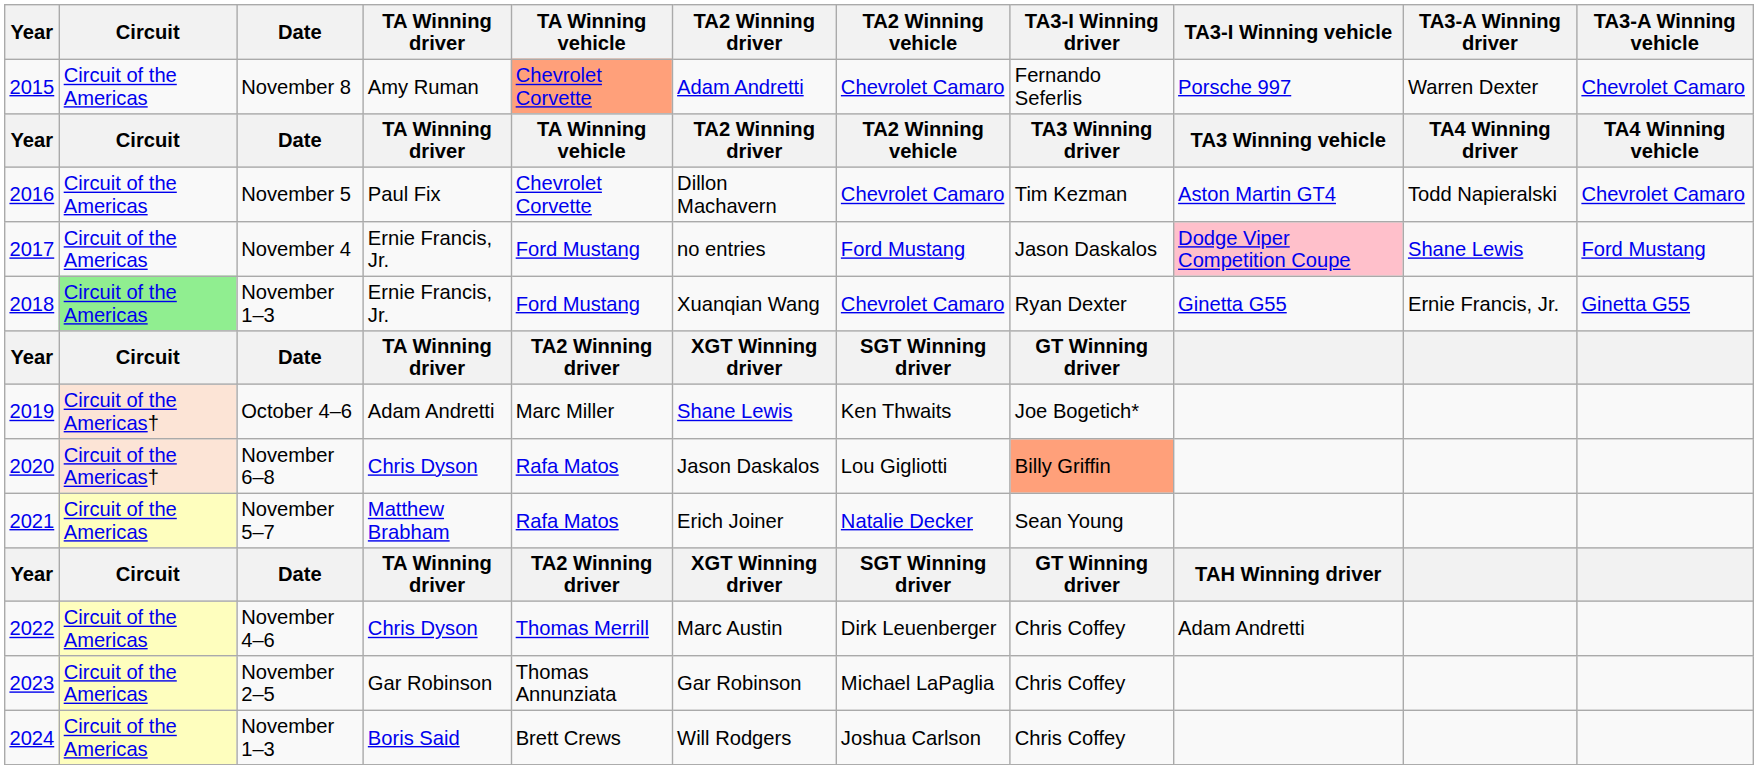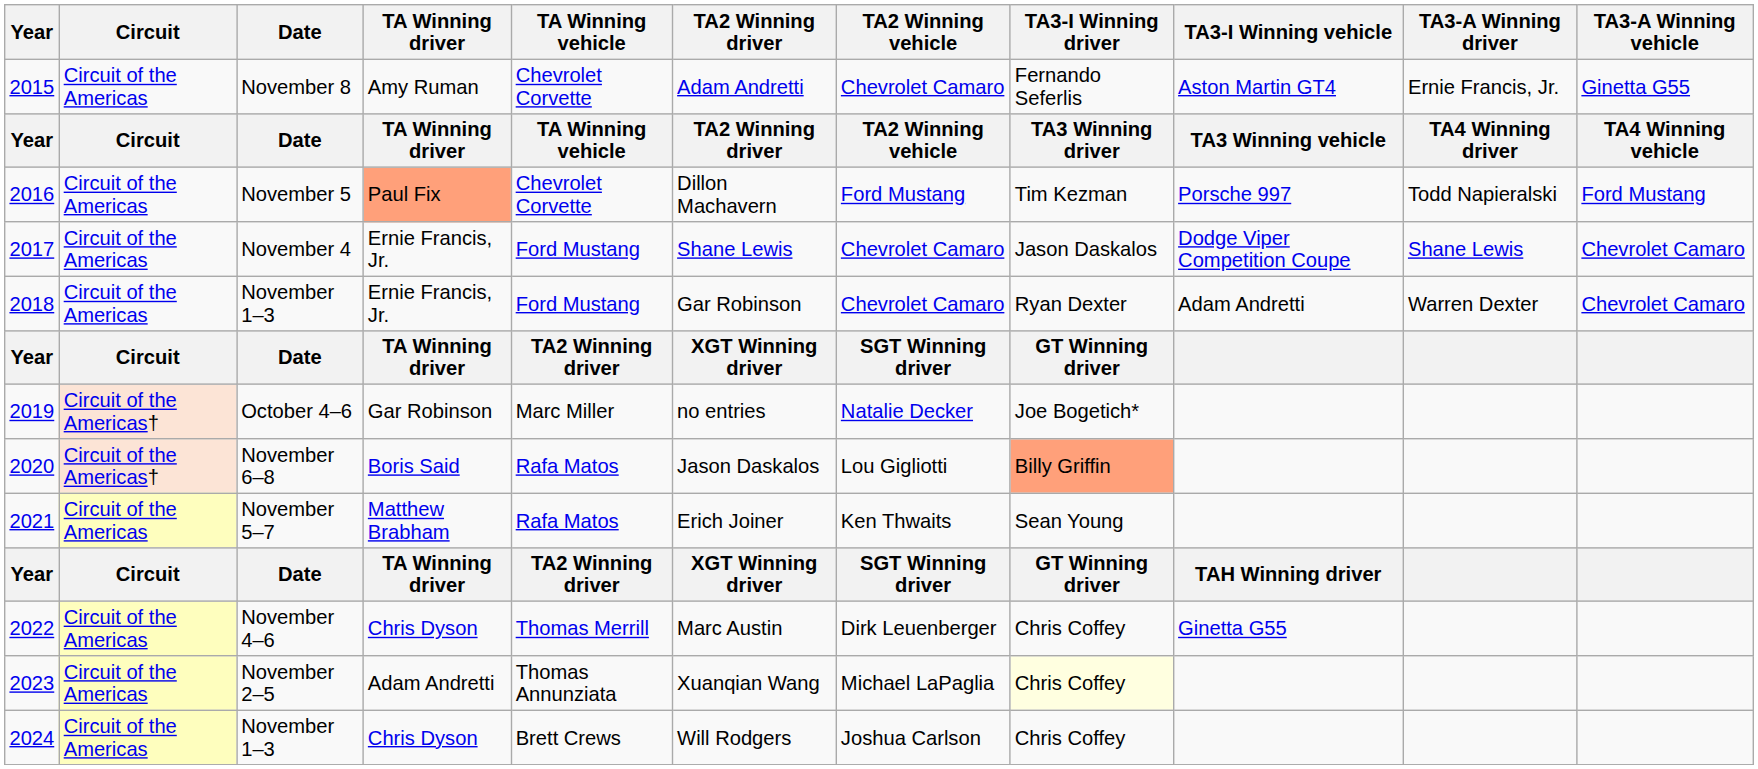(559, 86) lightsalmon background -> (559, 86) no background
(1235, 86) Porsche 997 -> (1257, 86) Aston Martin GT4
(1473, 86) Warren Dexter -> (1484, 86) Ernie Francis, Jr.
(1663, 86) Chevrolet Camaro -> (1636, 86) Ginetta G55
(404, 195) no background -> (404, 195) lightsalmon background
(923, 195) Chevrolet Camaro -> (903, 195) Ford Mustang
(1257, 195) Aston Martin GT4 -> (1235, 195) Porsche 997
(1663, 195) Chevrolet Camaro -> (1644, 195) Ford Mustang
(721, 249) no entries -> (735, 249) Shane Lewis
(903, 249) Ford Mustang -> (923, 249) Chevrolet Camaro
(1264, 249) pink background -> (1264, 249) no background
(1644, 249) Ford Mustang -> (1663, 249) Chevrolet Camaro
(120, 303) lightgreen background -> (120, 303) no background
(748, 303) Xuanqian Wang -> (739, 303) Gar Robinson
(1232, 303) Ginetta G55 -> (1241, 303) Adam Andretti
(1484, 303) Ernie Francis, Jr. -> (1473, 303) Warren Dexter
(1636, 303) Ginetta G55 -> (1663, 303) Chevrolet Camaro
(431, 412) Adam Andretti -> (430, 412) Gar Robinson
(735, 412) Shane Lewis -> (721, 412) no entries
(896, 412) Ken Thwaits -> (907, 412) Natalie Decker
(423, 466) Chris Dyson -> (414, 466) Boris Said
(907, 520) Natalie Decker -> (896, 520) Ken Thwaits
(1241, 629) Adam Andretti -> (1232, 629) Ginetta G55
(430, 683) Gar Robinson -> (431, 683) Adam Andretti
(739, 683) Gar Robinson -> (748, 683) Xuanqian Wang
(1070, 683) no background -> (1070, 683) lightyellow background
(414, 737) Boris Said -> (423, 737) Chris Dyson
